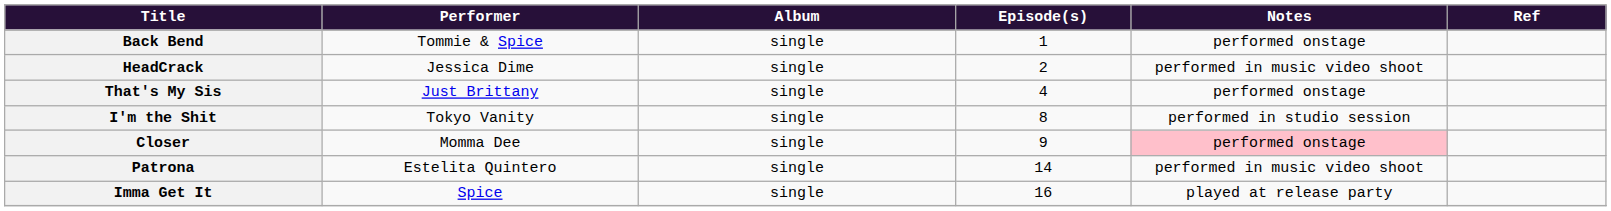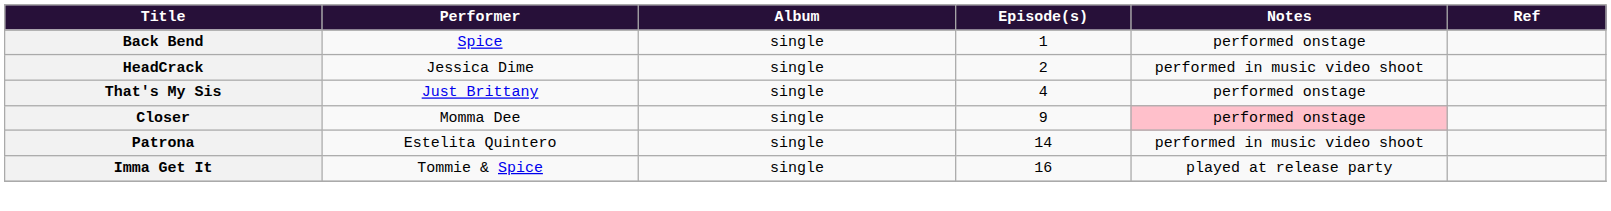(480, 42) Tommie & Spice -> (480, 42) Spice
- row: (163, 118)
(480, 193) Spice -> (480, 168) Tommie & Spice
